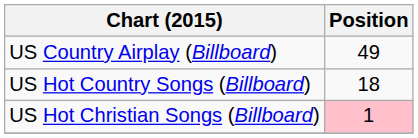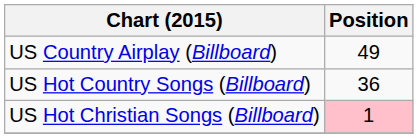(369, 84) 18 -> (369, 84) 36
